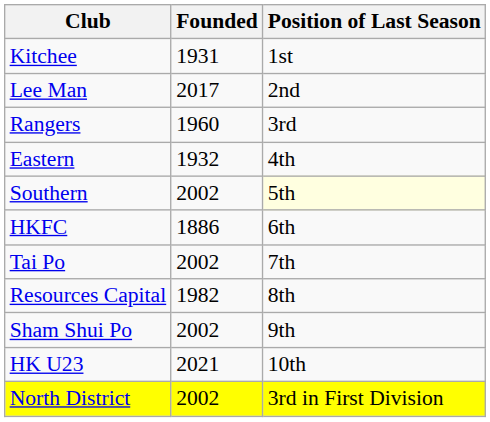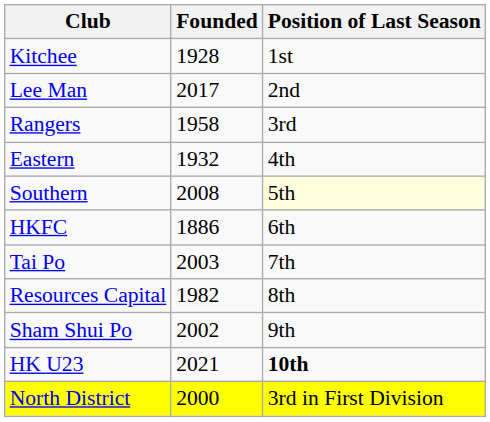(198, 55) 1931 -> (198, 55) 1928
(198, 124) 1960 -> (198, 124) 1958
(198, 192) 2002 -> (198, 192) 2008
(198, 261) 2002 -> (198, 261) 2003
(287, 364) normal -> (288, 364) bold
(198, 398) 2002 -> (198, 398) 2000
